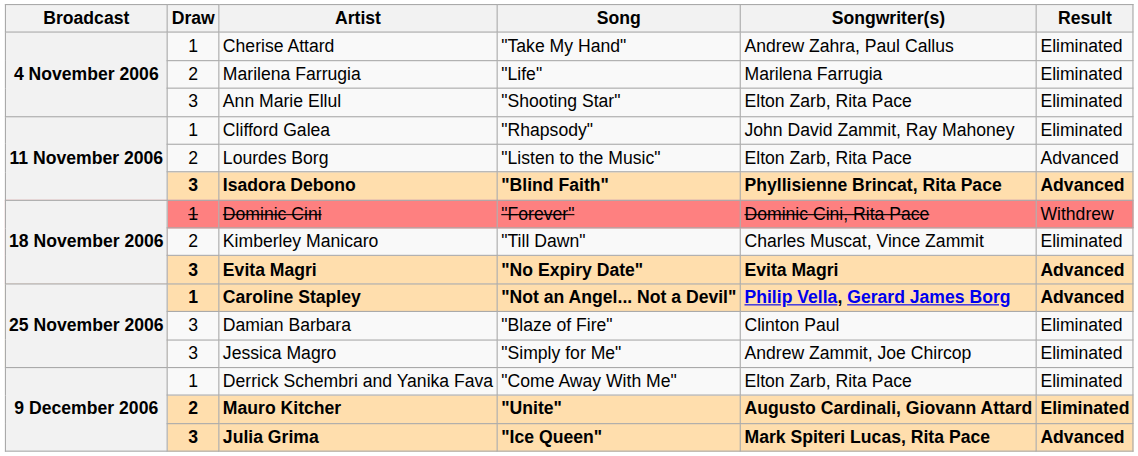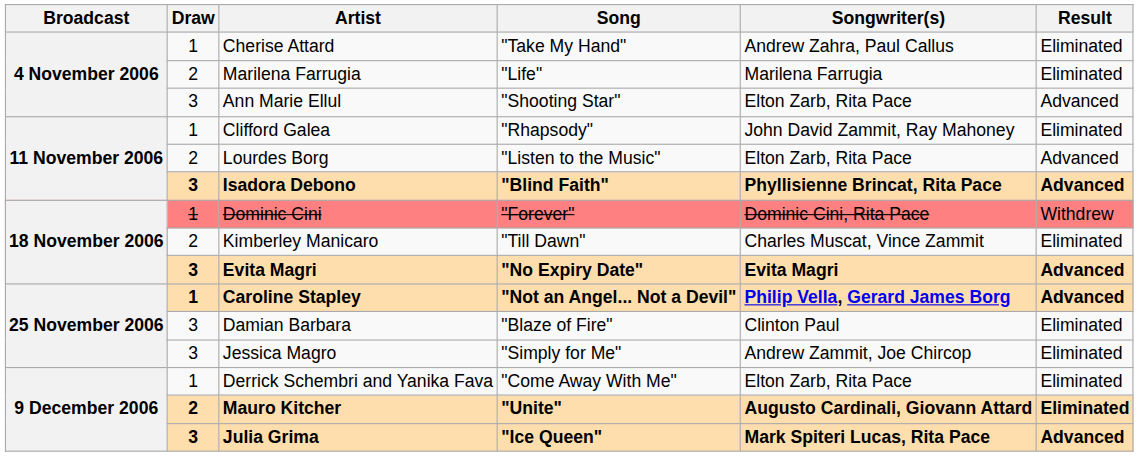(1081, 102) Eliminated -> (1080, 102) Advanced
